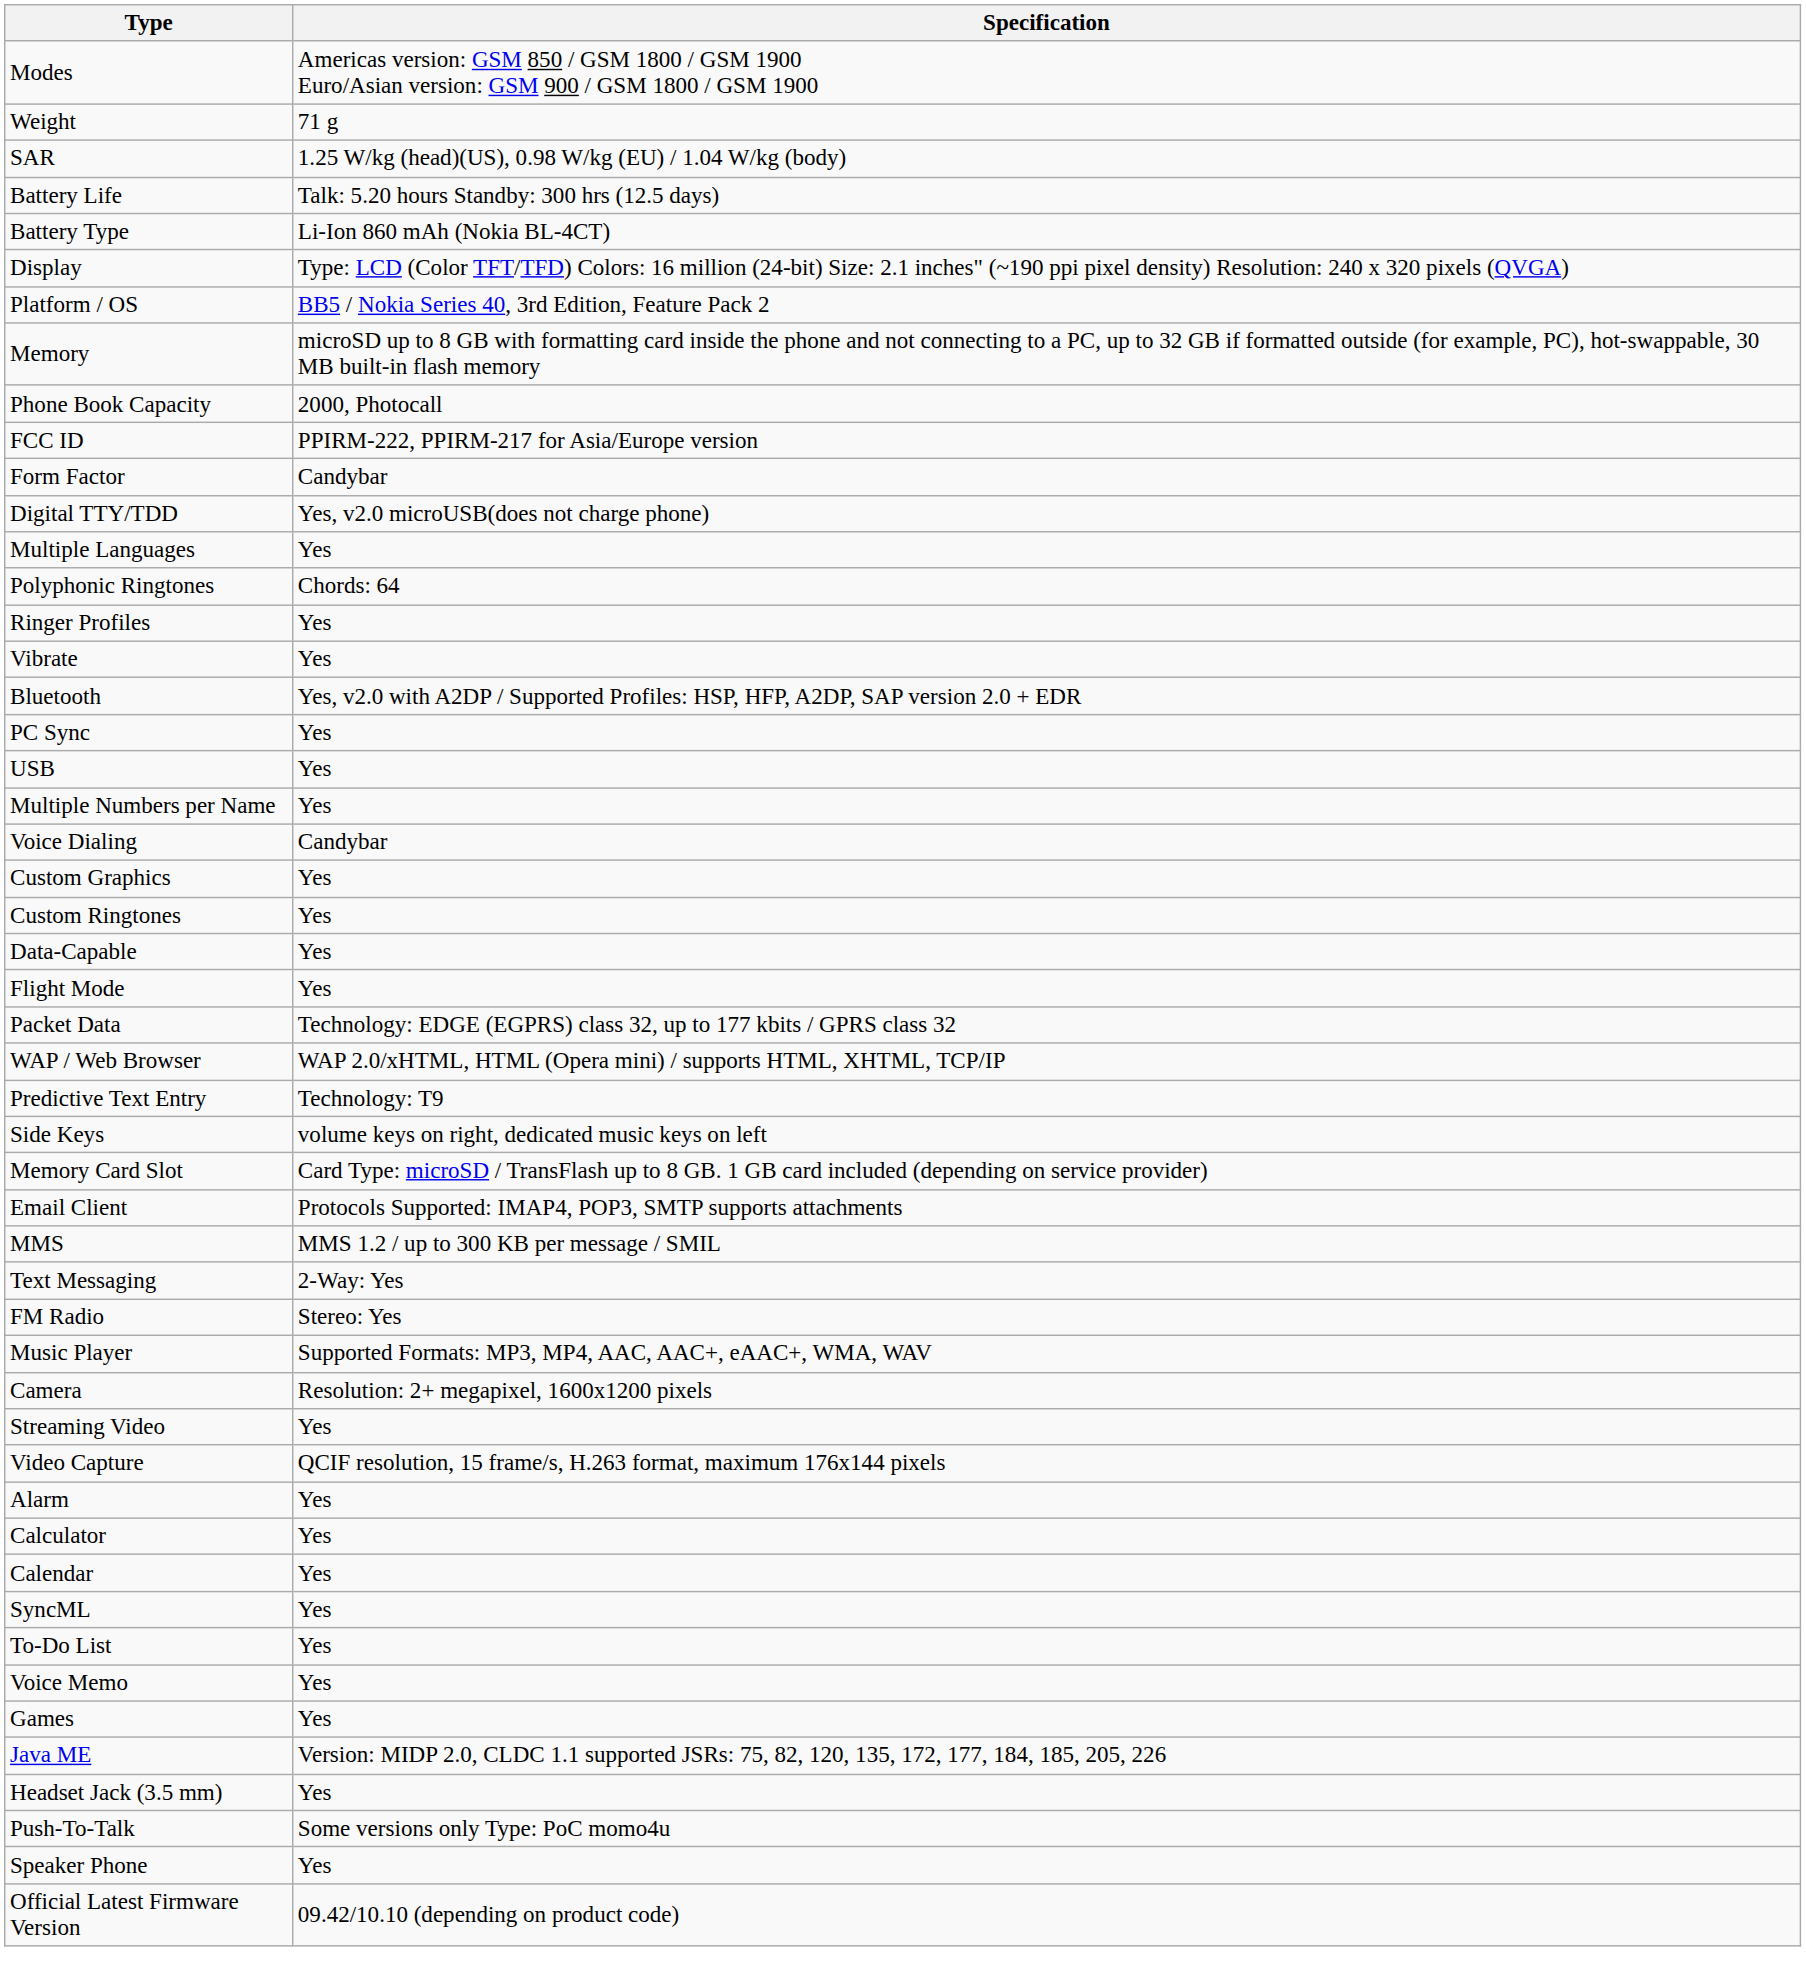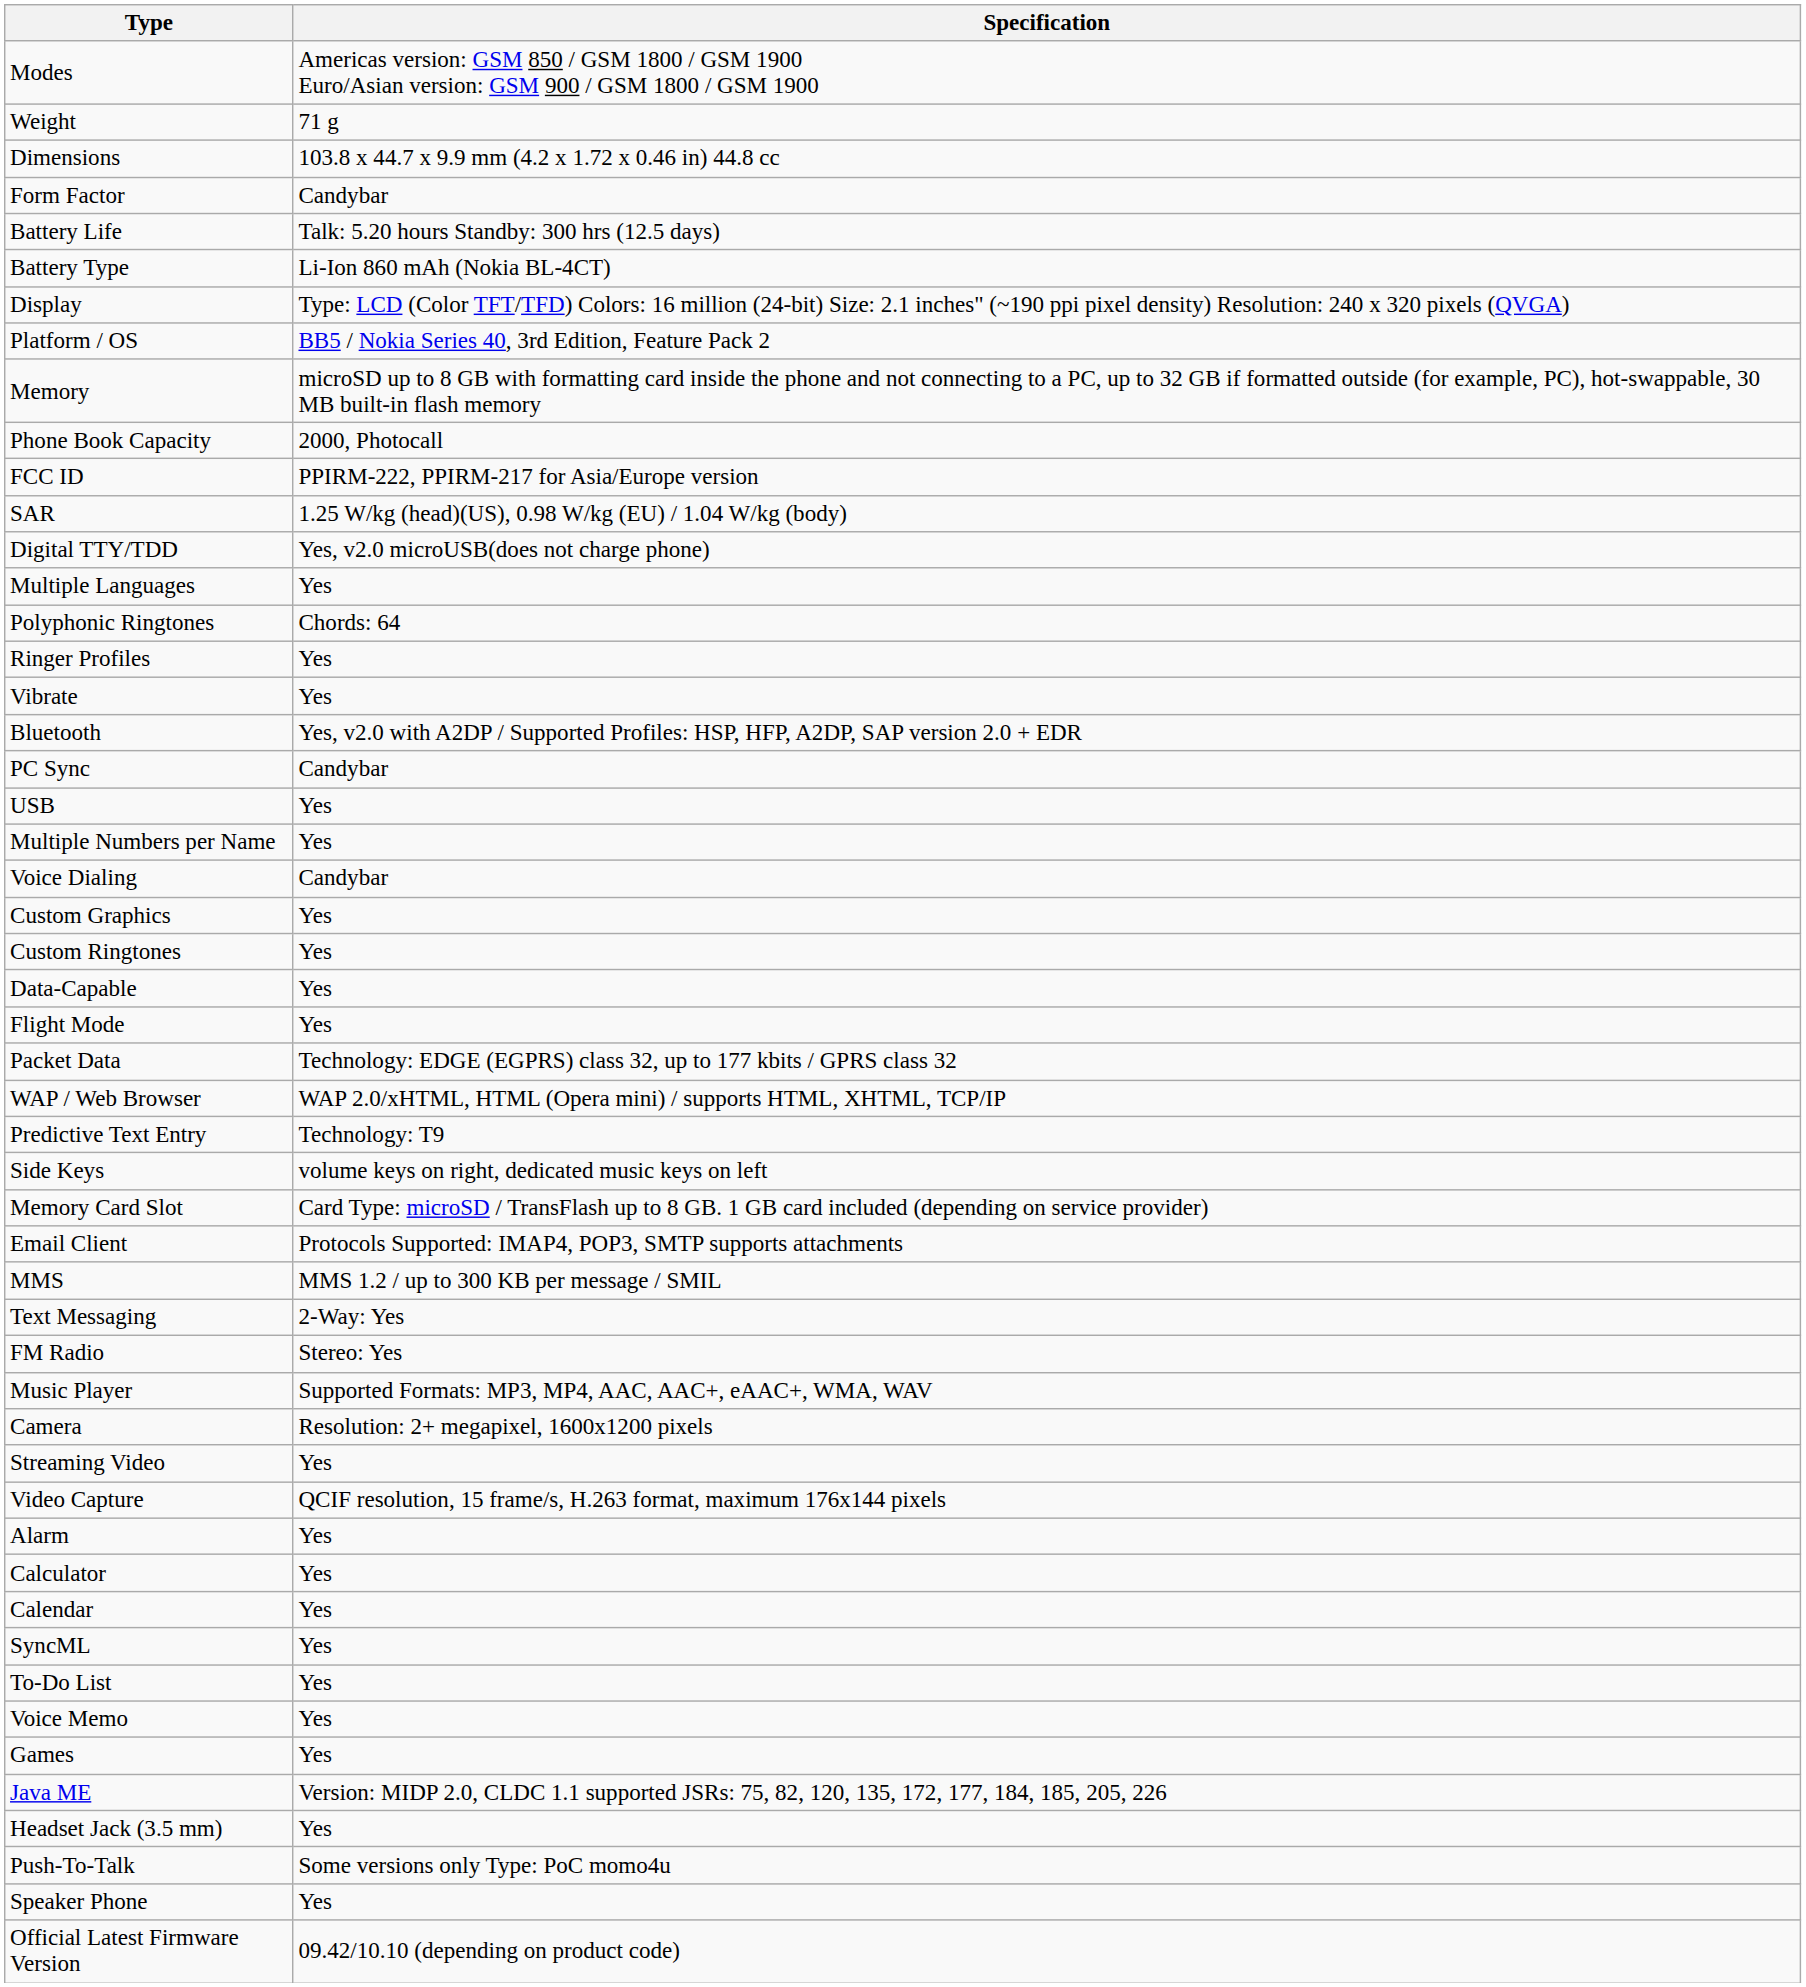+ row: (65, 158)
rows swapped: (67, 476) <-> (32, 158)
(315, 732) Yes -> (343, 768) Candybar
